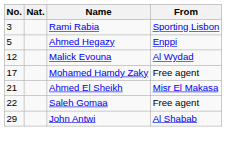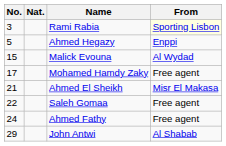(186, 27) no background -> (186, 27) lightyellow background
(12, 57) 12 -> (12, 57) 15
+ row: (78, 118)
